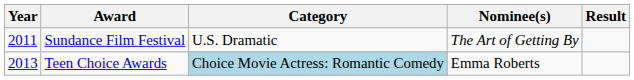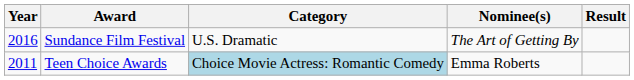(22, 39) 2011 -> (23, 39) 2016
(23, 63) 2013 -> (22, 63) 2011
